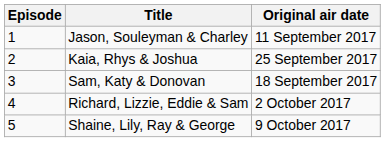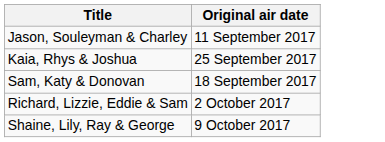- column: (35, 15)
